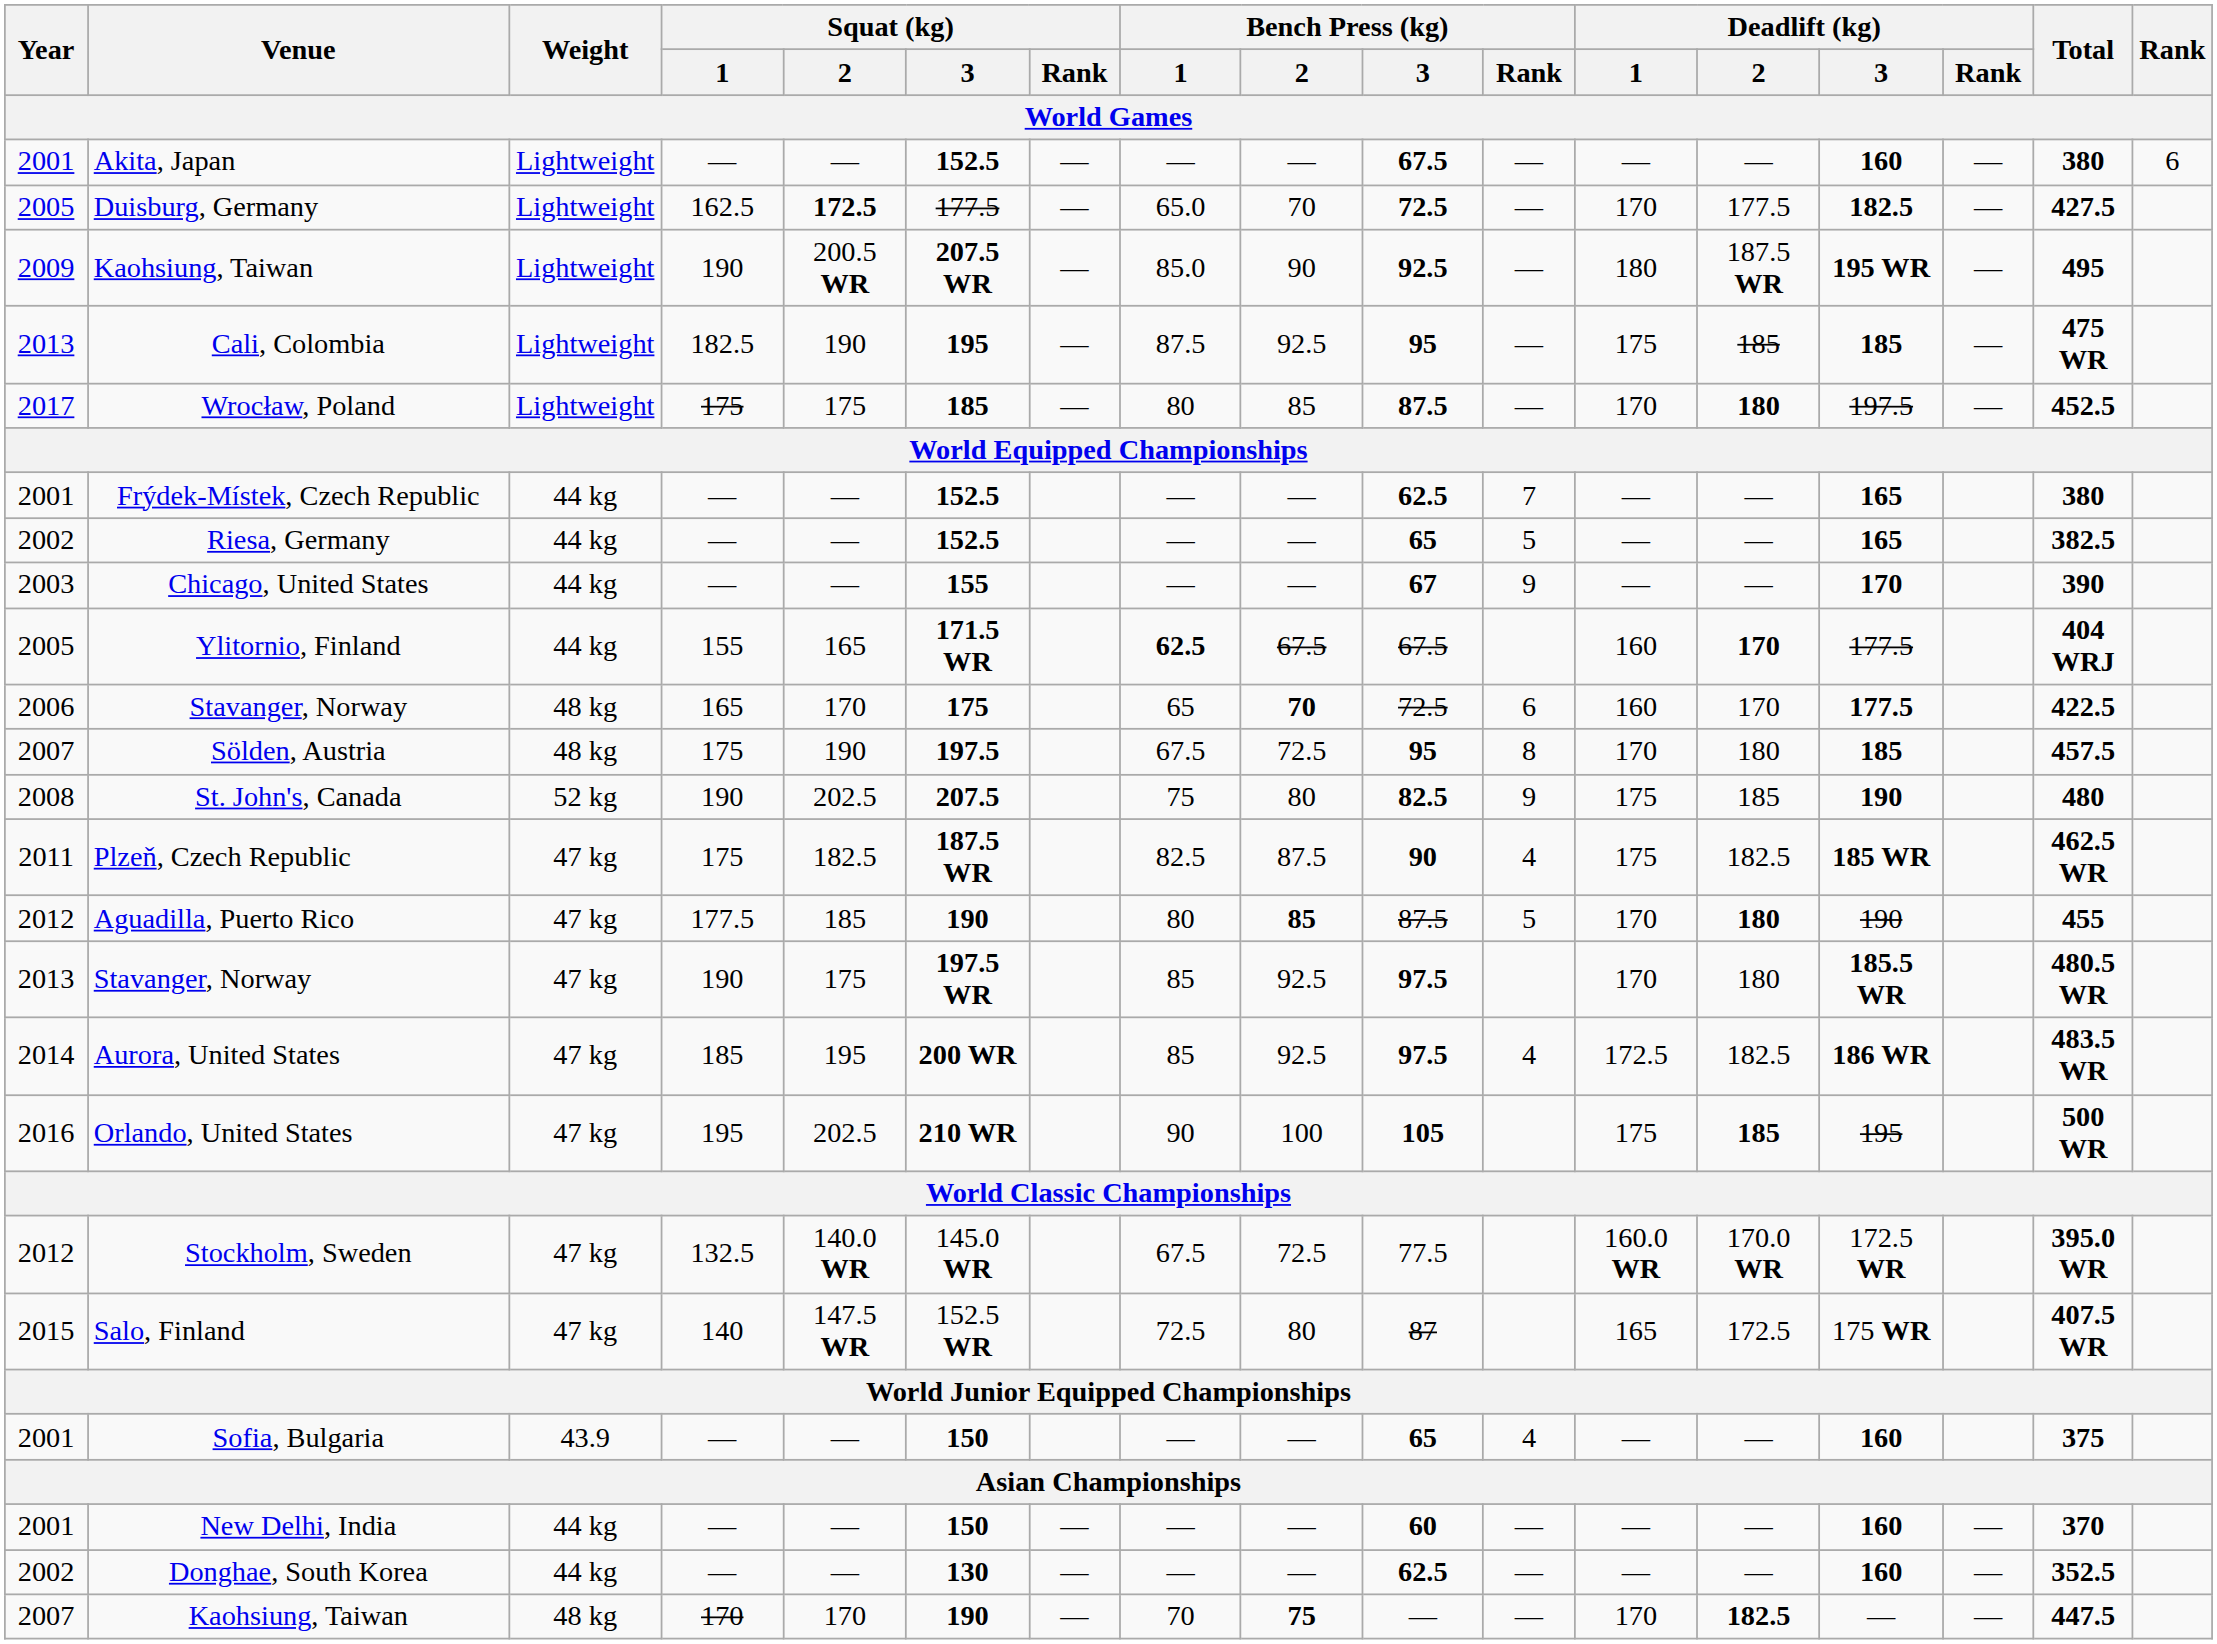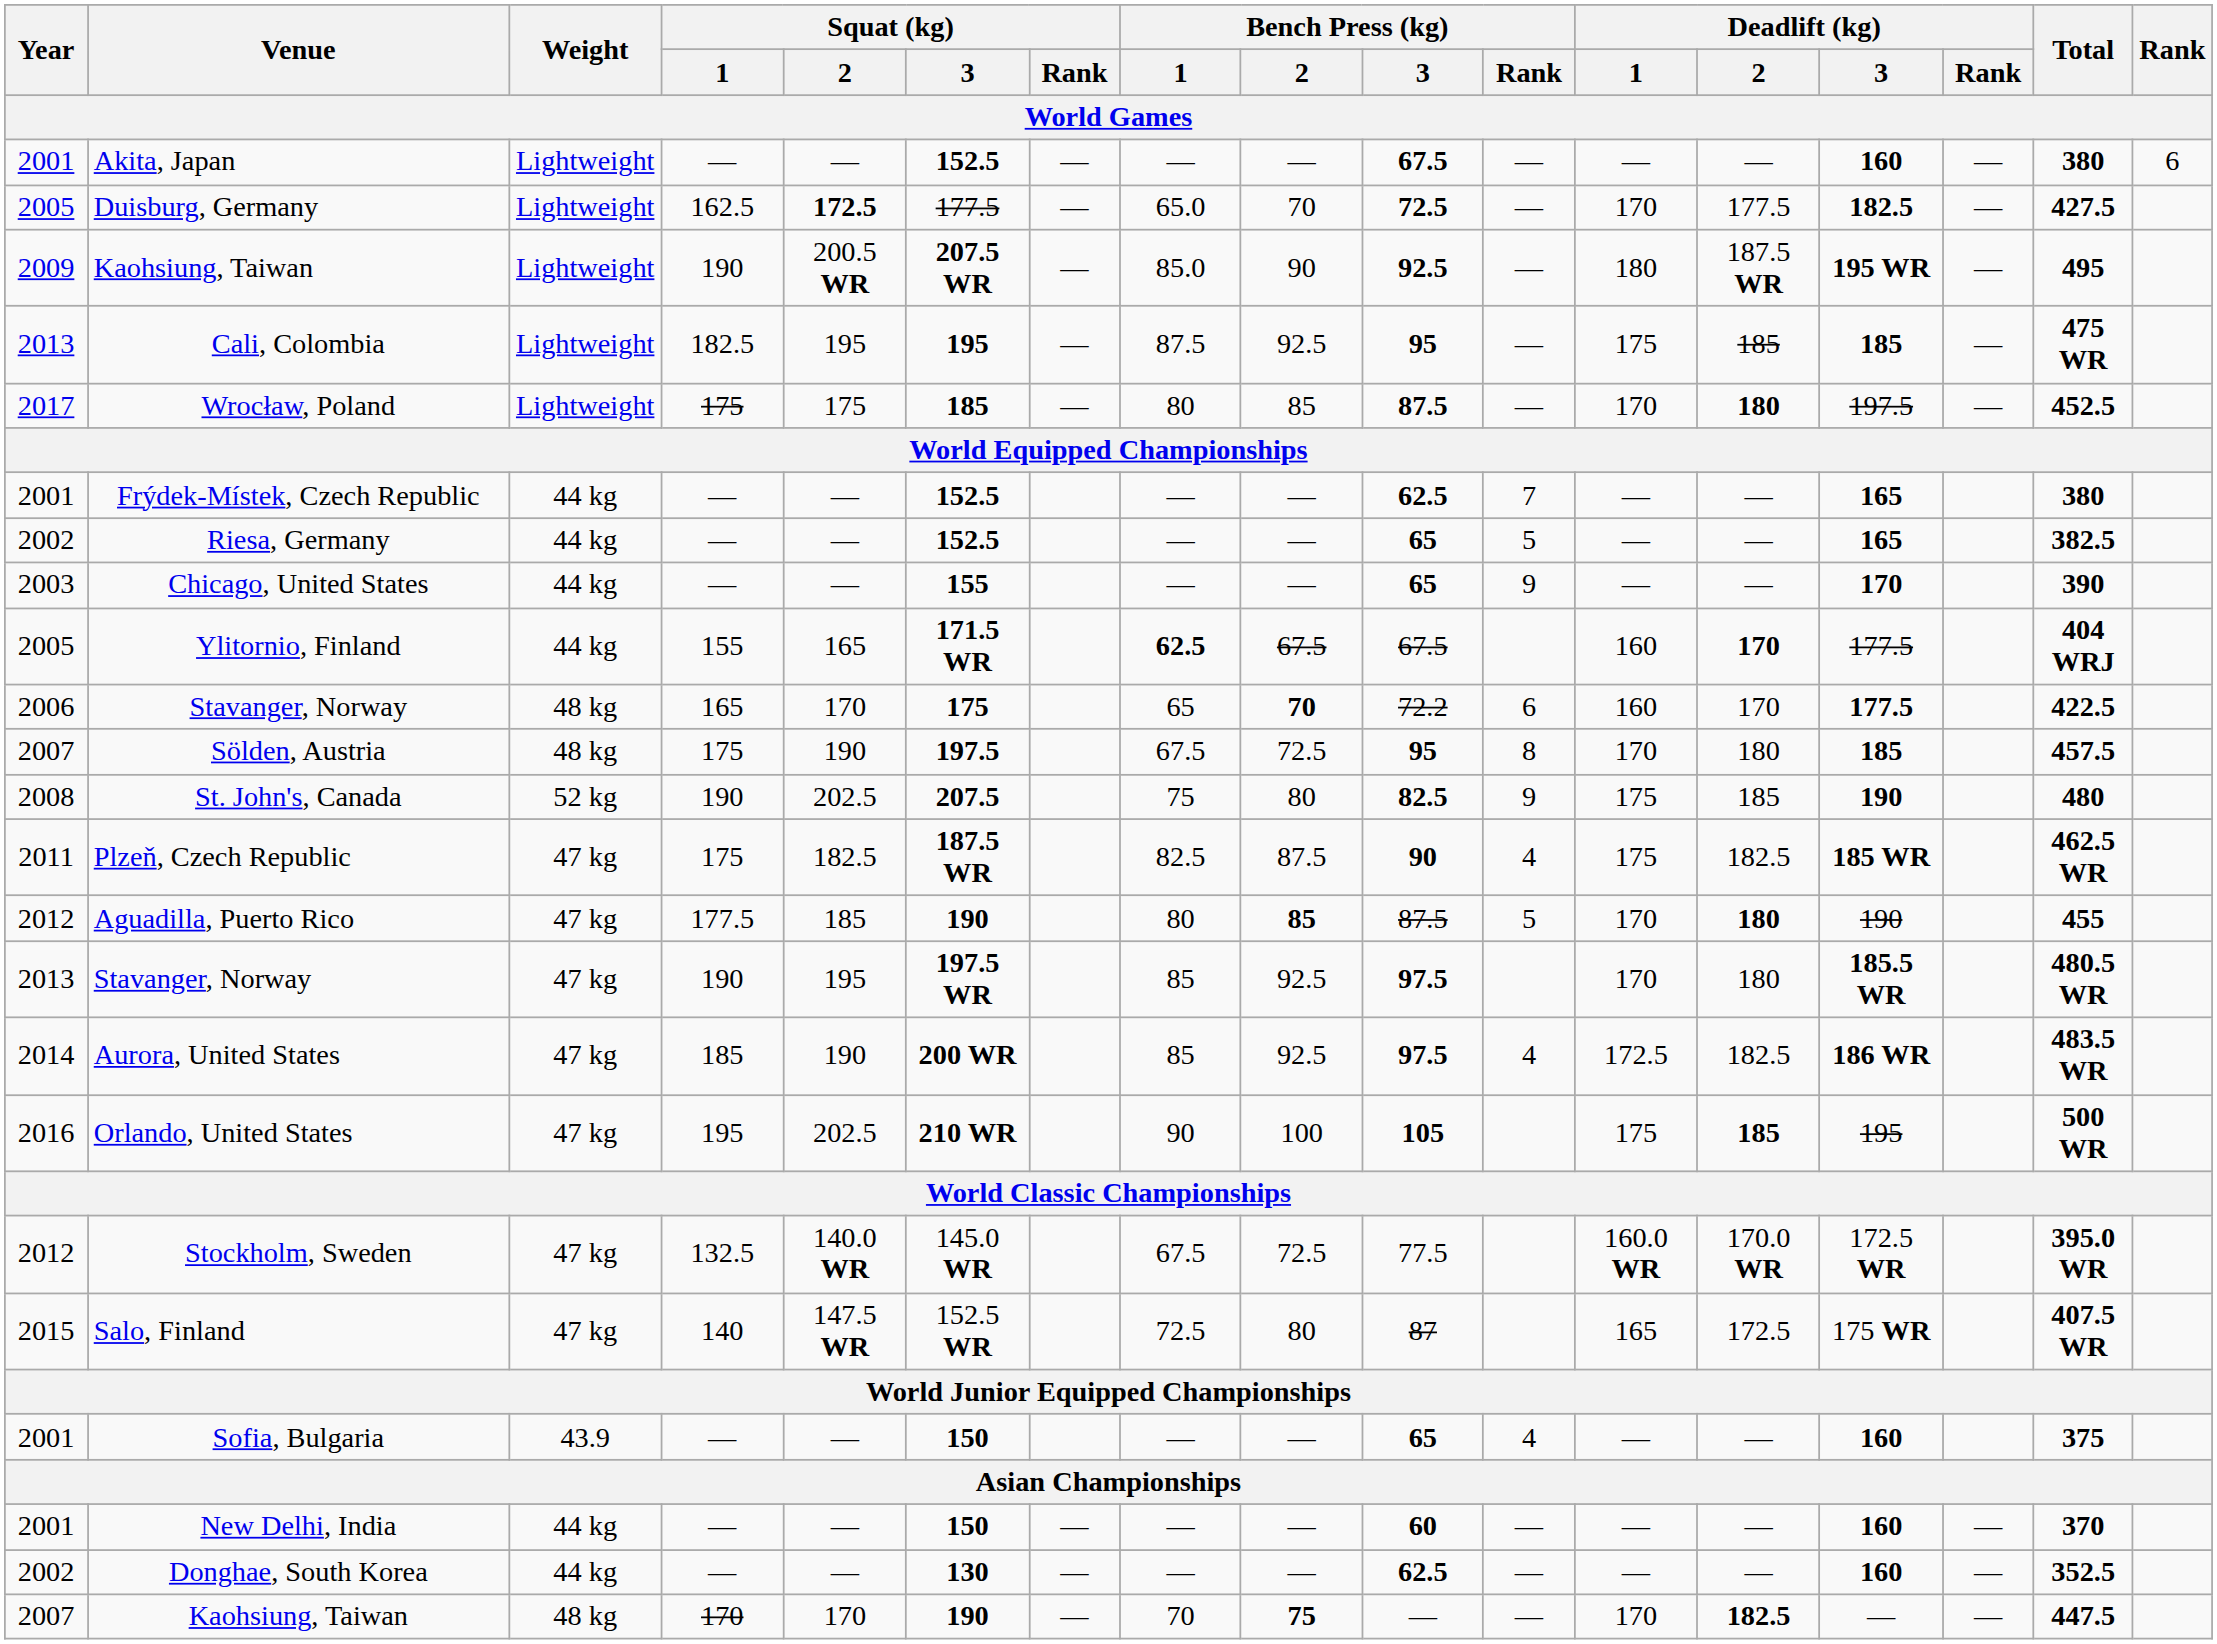(845, 344) 190 -> (845, 344) 195
(1423, 584) 67 -> (1423, 584) 65
(1423, 706) 72.5 -> (1423, 706) 72.2
(845, 978) 175 -> (845, 978) 195
(845, 1055) 195 -> (845, 1055) 190
